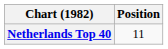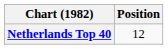(139, 34) 11 -> (139, 34) 12
